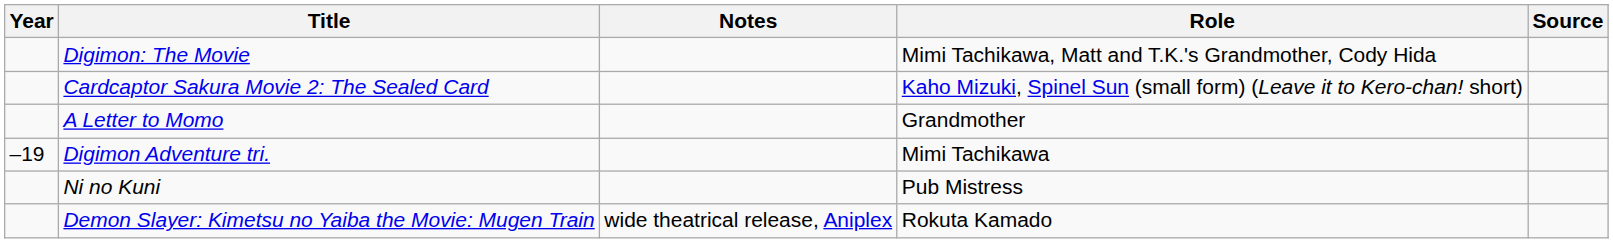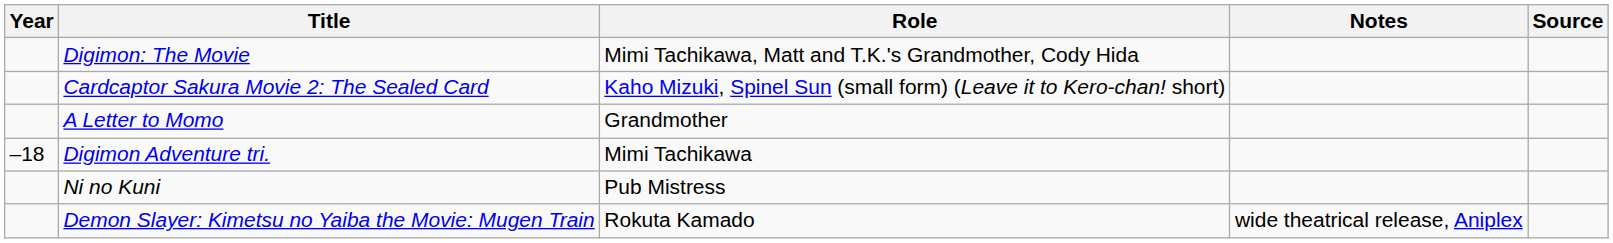columns swapped: (1212, 21) <-> (748, 21)
(27, 154) –19 -> (27, 154) –18
